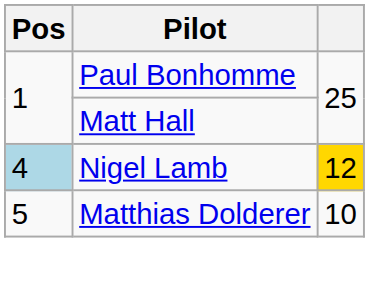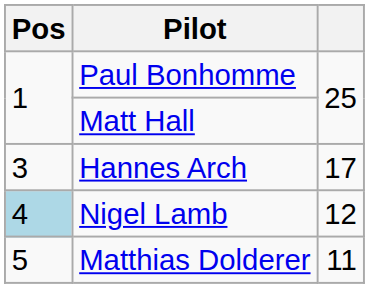+ row: (163, 168)
(340, 168) gold background -> (340, 214) no background
(340, 214) 10 -> (342, 261) 11
